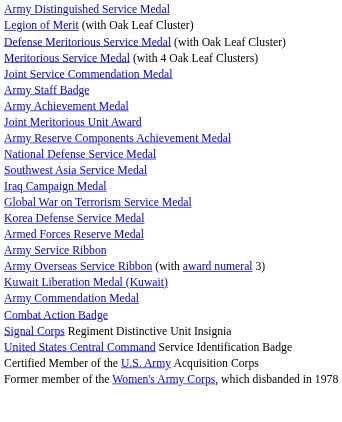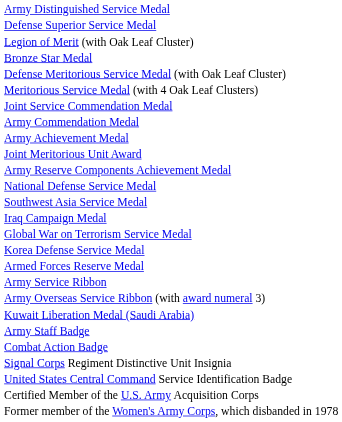+ row: (80, 25)
+ row: (48, 58)
rows swapped: (72, 298) <-> (47, 90)
+ row: (99, 315)
- row: (86, 282)
